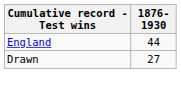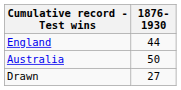+ row: (35, 59)
